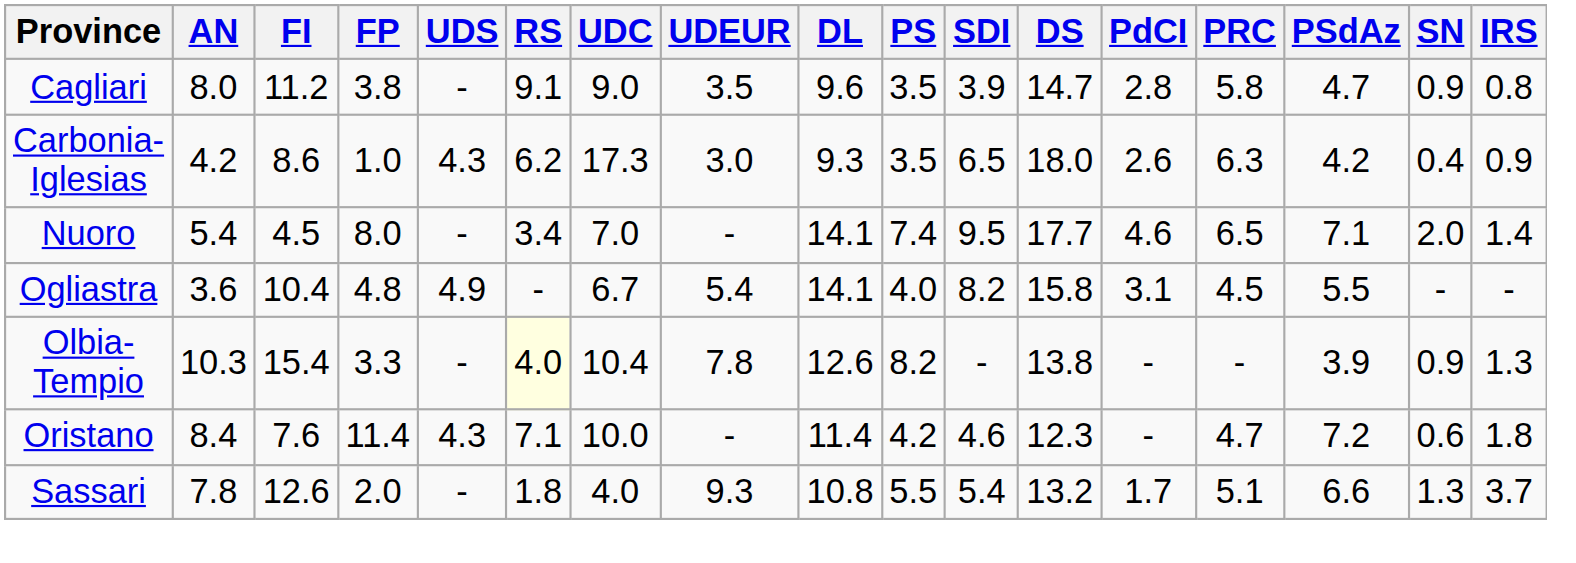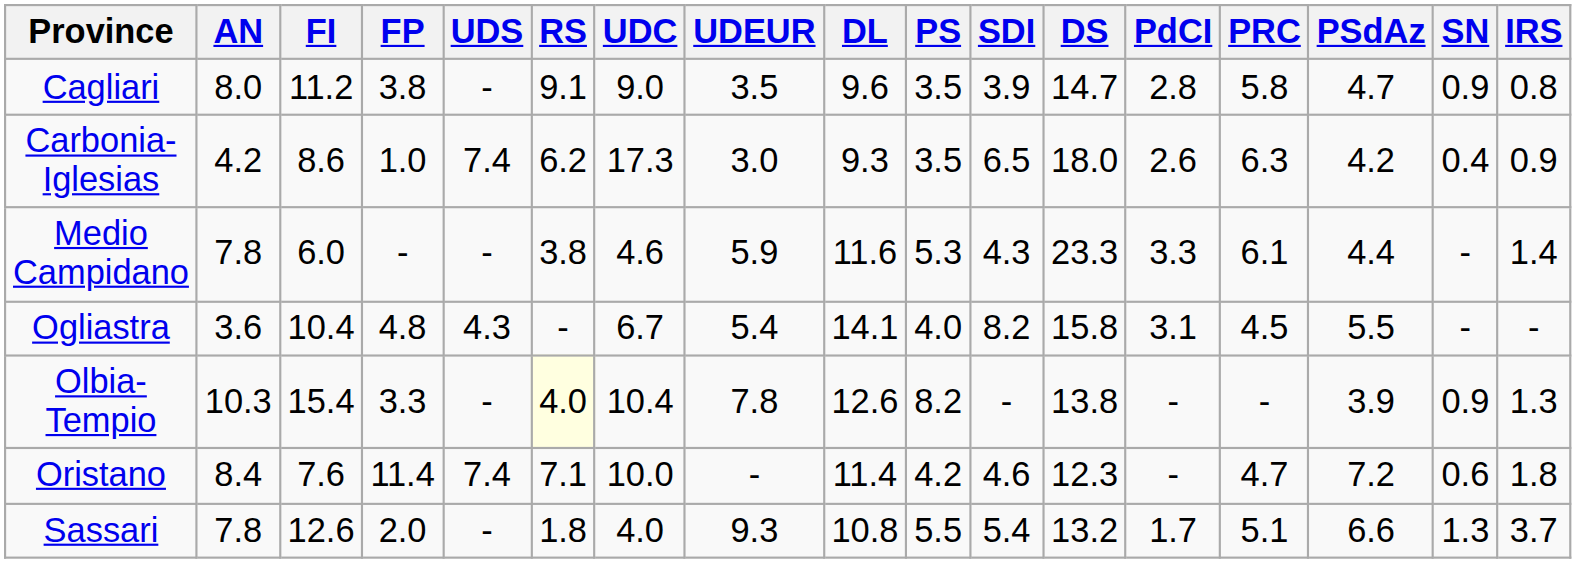(462, 160) 4.3 -> (487, 160) 7.4
+ row: (101, 253)
- row: (89, 234)
(462, 288) 4.9 -> (487, 327) 4.3
(462, 436) 4.3 -> (487, 475) 7.4
